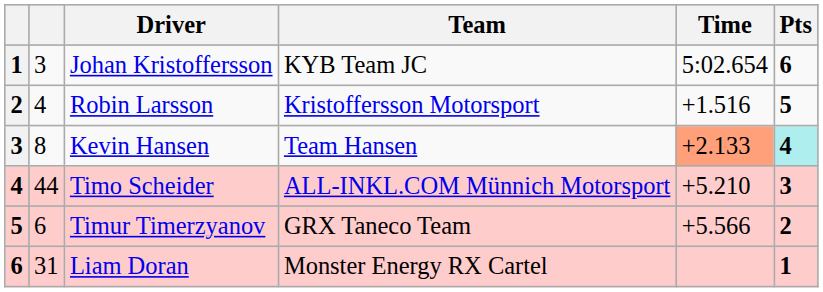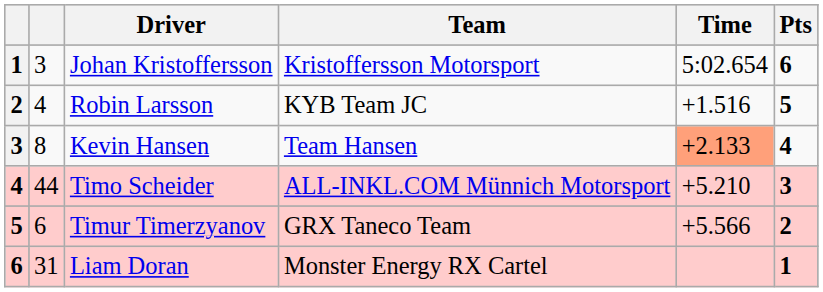(356, 65) KYB Team JC -> (412, 65) Kristoffersson Motorsport
(412, 105) Kristoffersson Motorsport -> (356, 105) KYB Team JC
(786, 145) paleturquoise background -> (786, 145) no background
